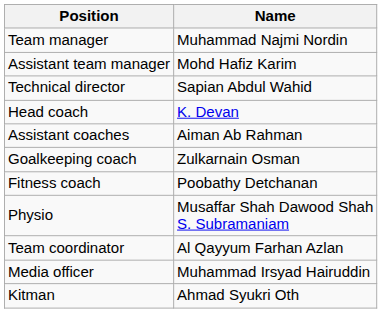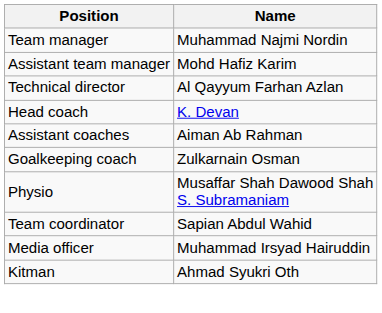(245, 87) Sapian Abdul Wahid -> (260, 87) Al Qayyum Farhan Azlan
- row: (54, 183)
(260, 248) Al Qayyum Farhan Azlan -> (245, 224) Sapian Abdul Wahid
